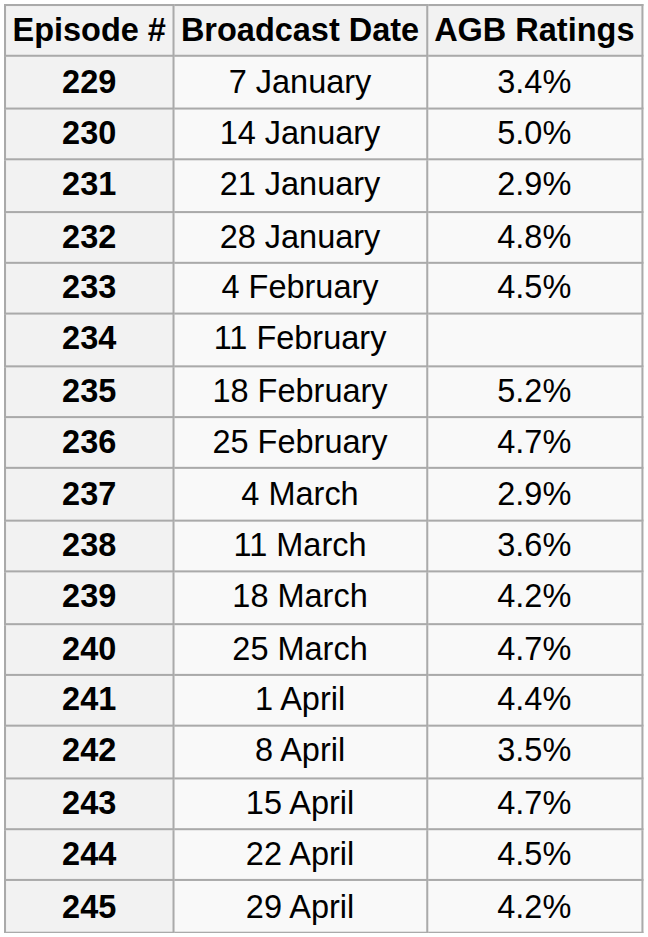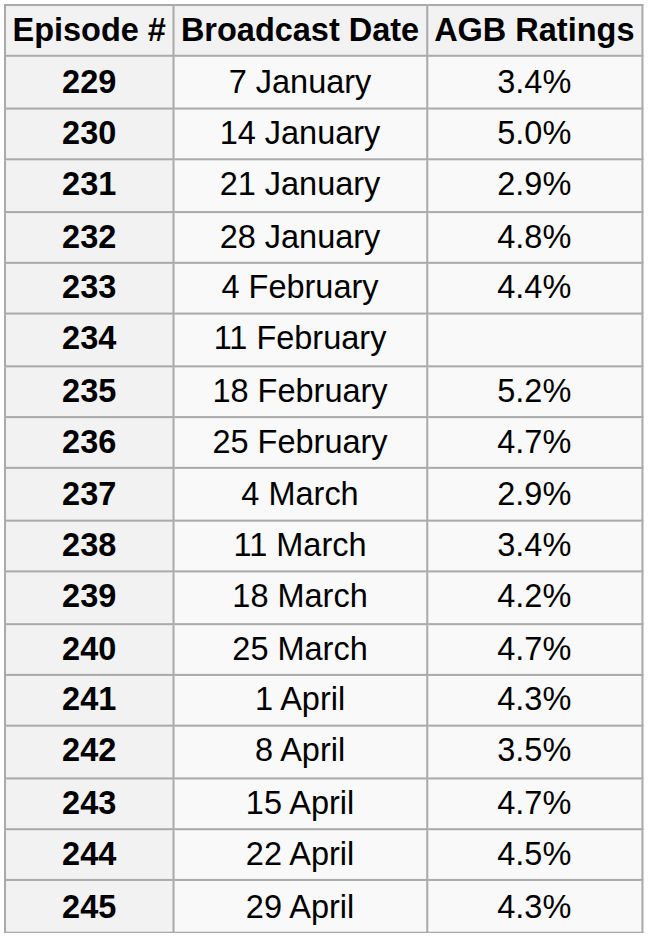(534, 287) 4.5% -> (534, 287) 4.4%
(534, 545) 3.6% -> (534, 545) 3.4%
(534, 699) 4.4% -> (534, 699) 4.3%
(534, 905) 4.2% -> (534, 905) 4.3%
